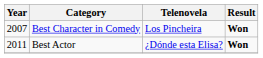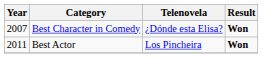(173, 28) Los Pincheira -> (184, 28) ¿Dónde esta Elisa?
(184, 45) ¿Dónde esta Elisa? -> (173, 45) Los Pincheira
